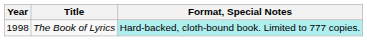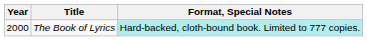(18, 28) 1998 -> (18, 28) 2000
